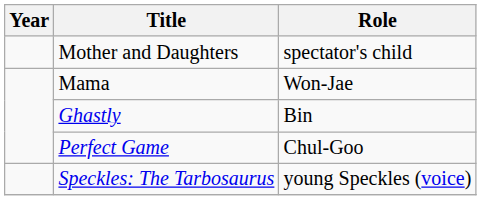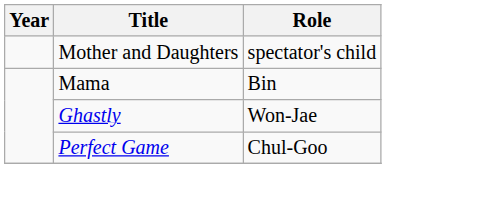(318, 83) Won-Jae -> (262, 83) Bin
(298, 115) Bin -> (282, 115) Won-Jae
- row: (166, 178)
